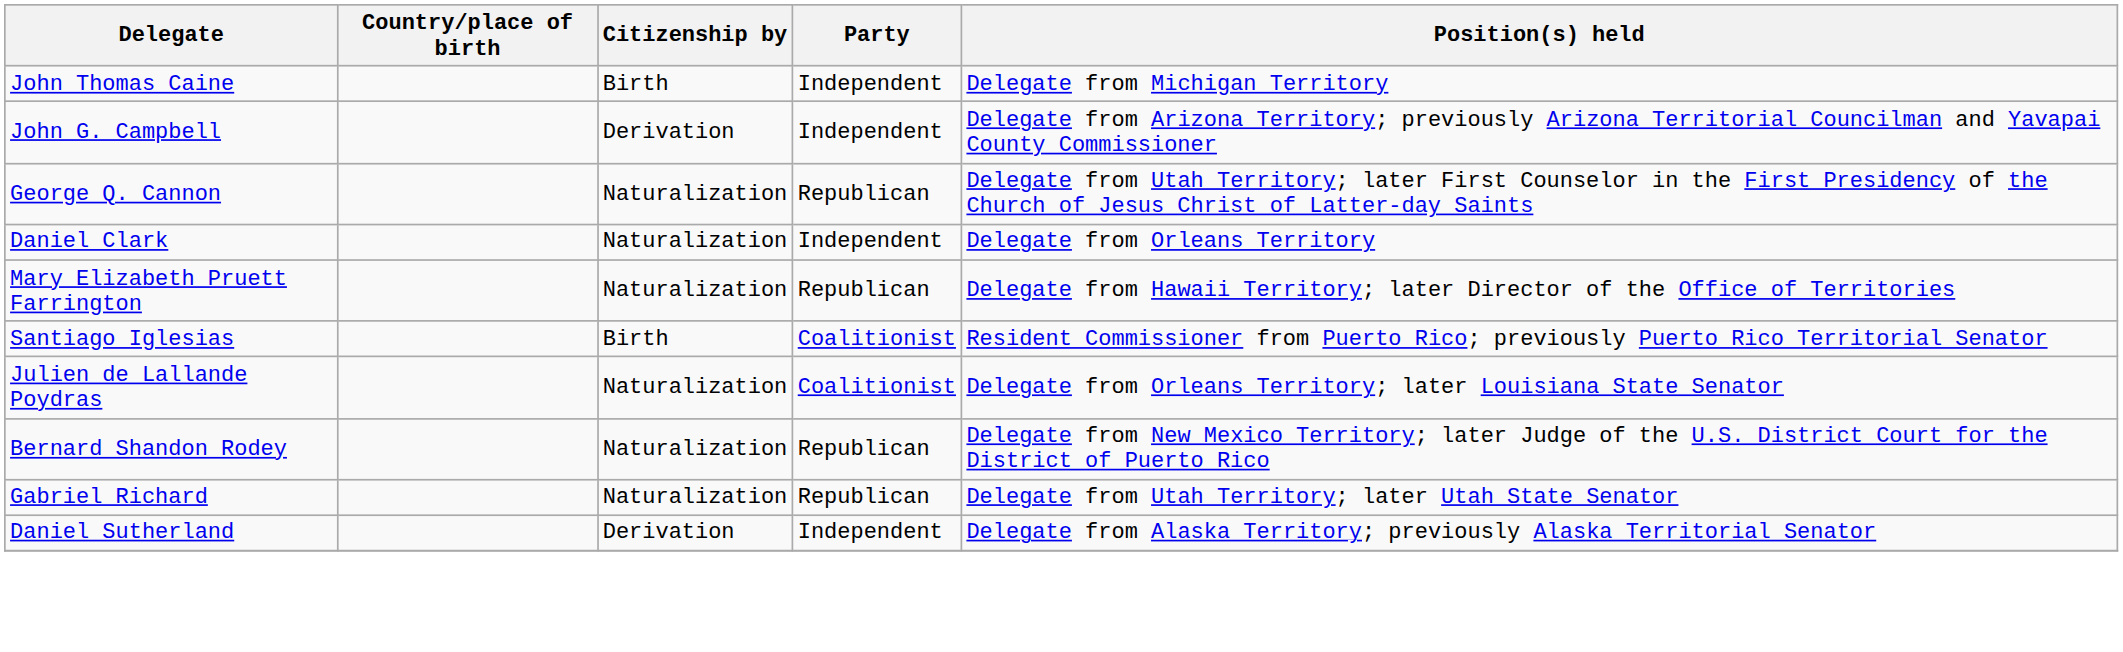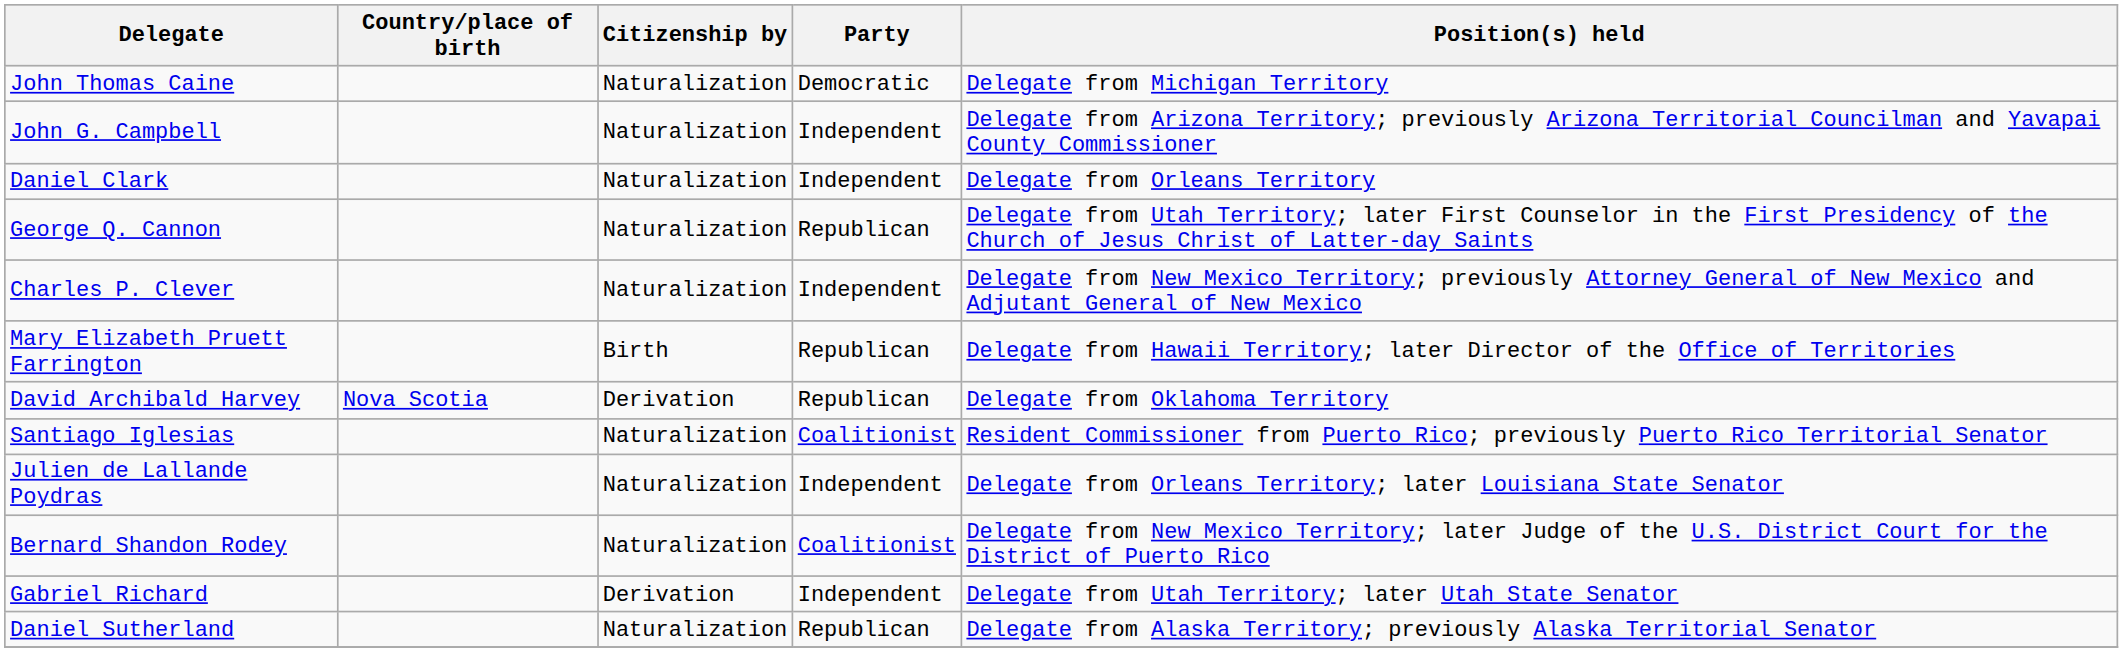(636, 84) Birth -> (695, 84) Naturalization
(870, 84) Independent -> (864, 84) Democratic
(669, 132) Derivation -> (695, 132) Naturalization
rows swapped: (116, 194) <-> (89, 242)
+ row: (122, 291)
(695, 291) Naturalization -> (636, 352) Birth
+ row: (155, 400)
(636, 339) Birth -> (695, 436) Naturalization
(877, 387) Coalitionist -> (870, 484) Independent
(864, 449) Republican -> (877, 546) Coalitionist
(695, 497) Naturalization -> (669, 594) Derivation
(864, 497) Republican -> (870, 594) Independent
(669, 533) Derivation -> (695, 630) Naturalization
(870, 533) Independent -> (864, 630) Republican
